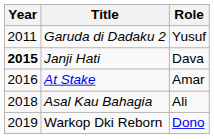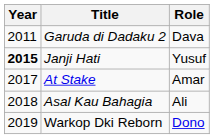(189, 36) Yusuf -> (188, 36) Dava
(188, 58) Dava -> (189, 58) Yusuf
(23, 79) 2016 -> (23, 79) 2017
